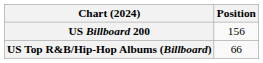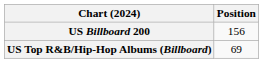(236, 49) 66 -> (236, 49) 69
